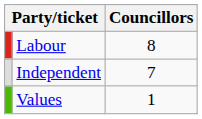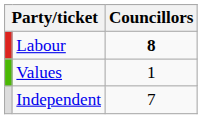(151, 45) normal -> (151, 45) bold
rows swapped: (59, 72) <-> (39, 99)
